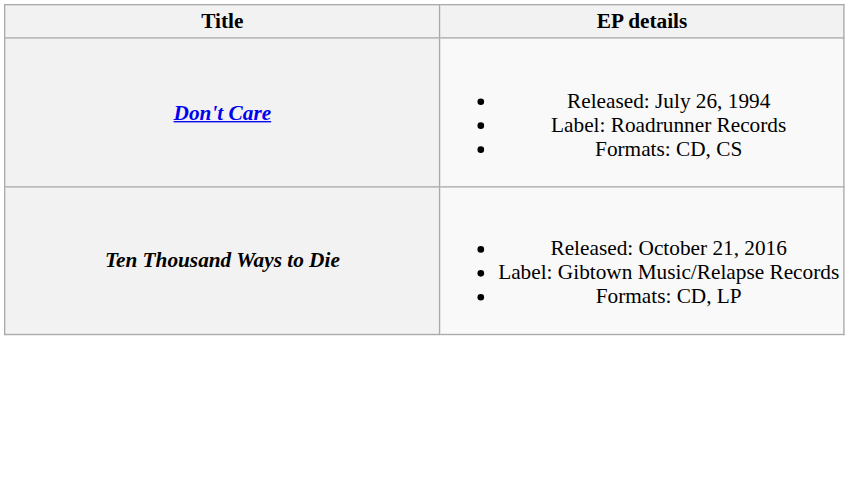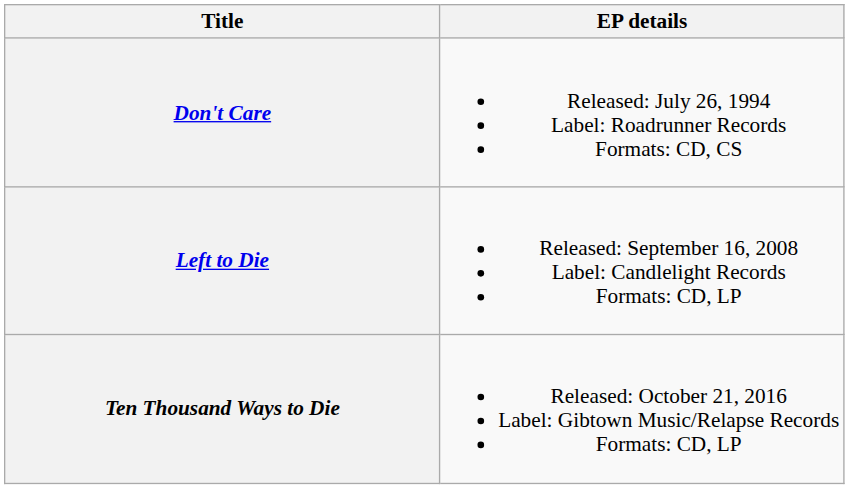+ row: (222, 260)
